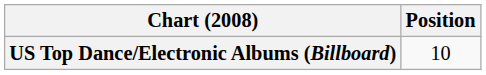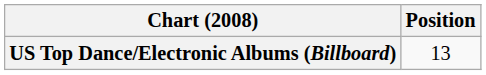(441, 52) 10 -> (441, 52) 13
